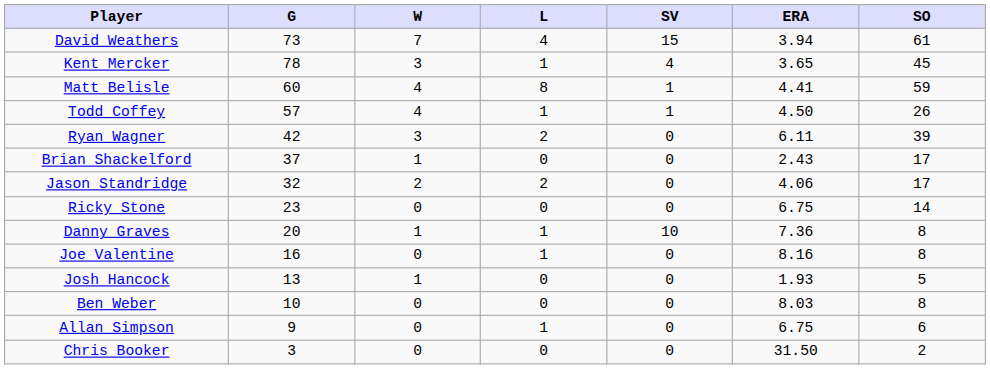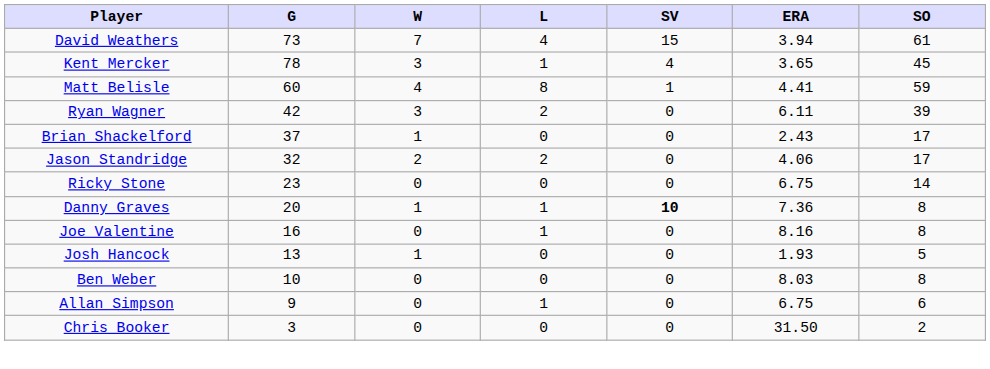- row: (117, 112)
(670, 232) normal -> (670, 208) bold
